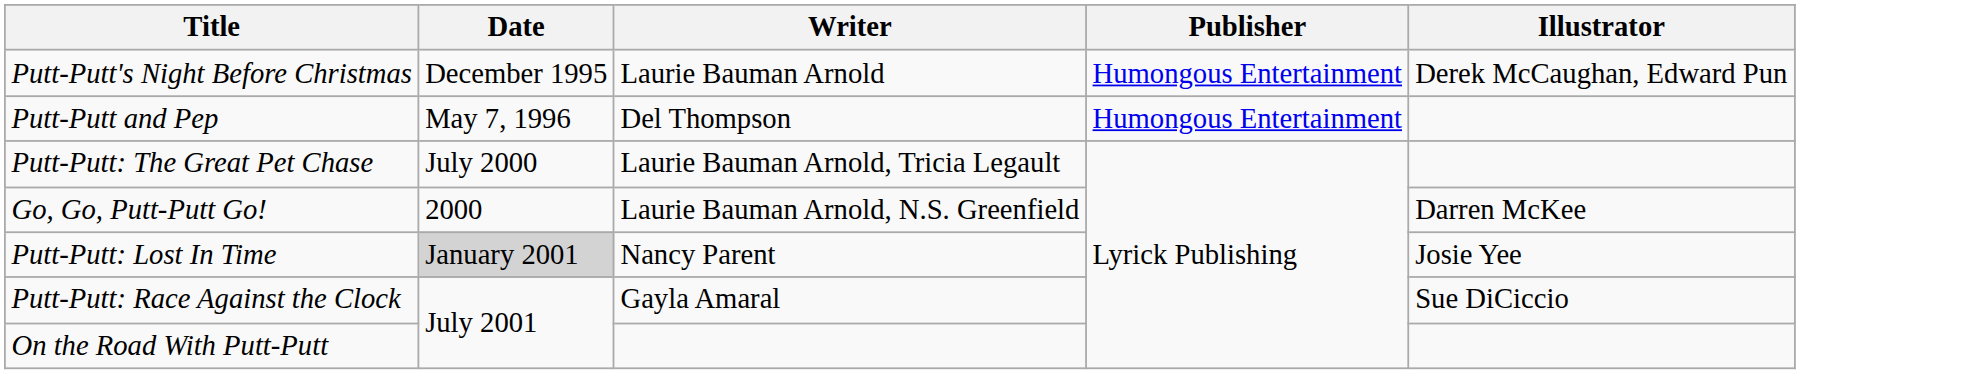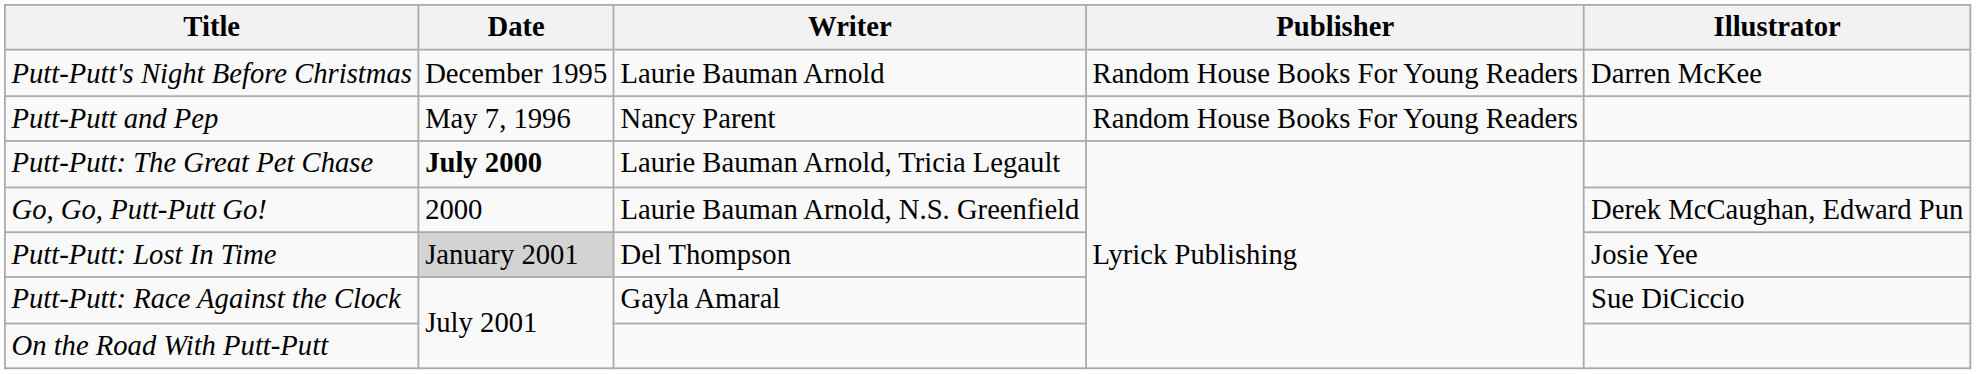(1247, 72) Humongous Entertainment -> (1335, 72) Random House Books For Young Readers
(1601, 72) Derek McCaughan, Edward Pun -> (1677, 72) Darren McKee
(706, 118) Del Thompson -> (698, 118) Nancy Parent
(1247, 118) Humongous Entertainment -> (1335, 118) Random House Books For Young Readers
(481, 163) normal -> (484, 163) bold
(1501, 208) Darren McKee -> (1777, 208) Derek McCaughan, Edward Pun
(698, 254) Nancy Parent -> (706, 254) Del Thompson
